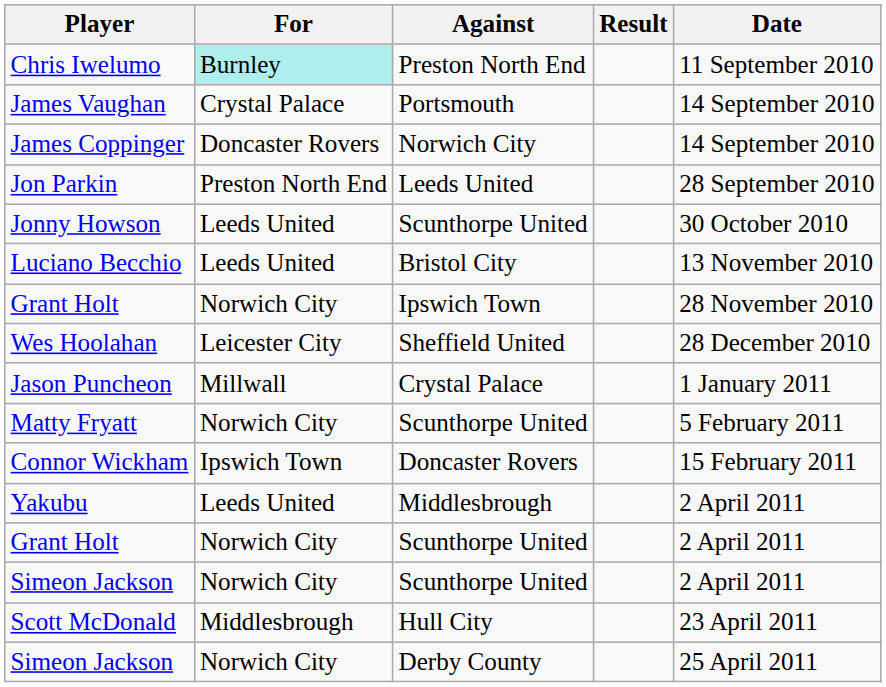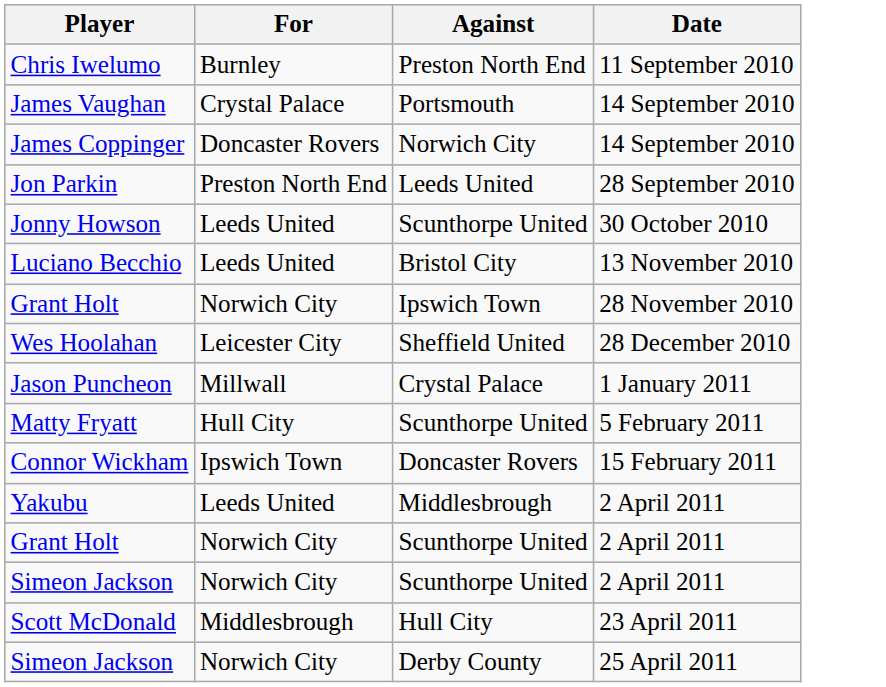- column: (633, 24)
(240, 64) paleturquoise background -> (240, 64) no background
(269, 422) Norwich City -> (247, 422) Hull City
